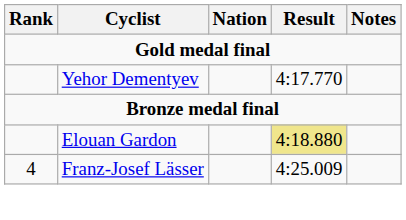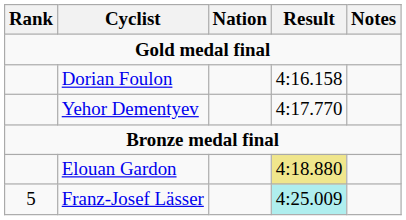+ row: (117, 79)
(31, 169) 4 -> (31, 199) 5
(309, 169) no background -> (309, 199) paleturquoise background
